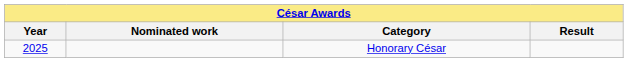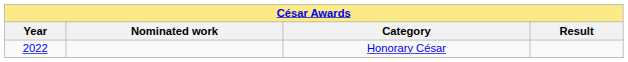(35, 48) 2025 -> (35, 48) 2022
